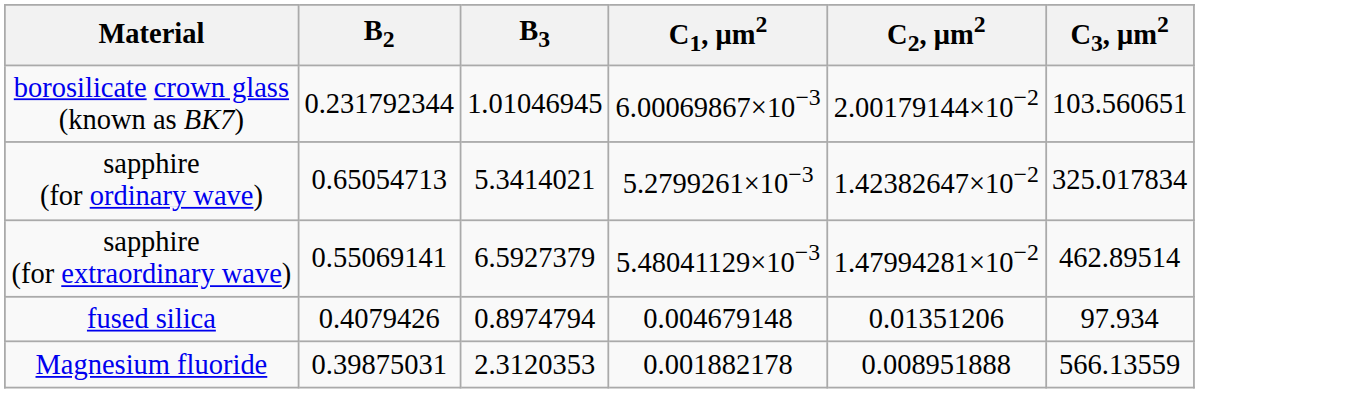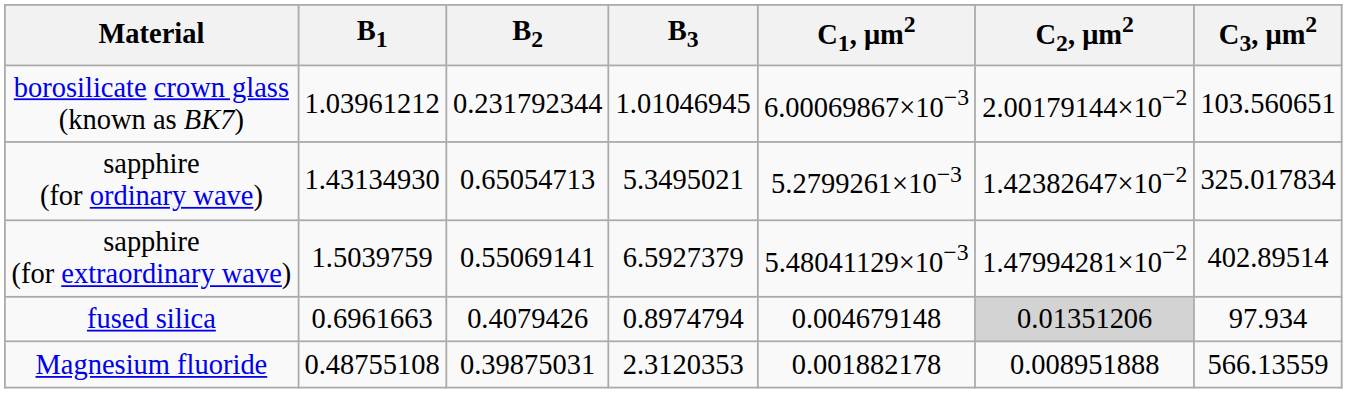+ column: (372, 34)
(535, 180) 5.3414021 -> (683, 180) 5.3495021
(1120, 257) 462.89514 -> (1268, 257) 402.89514
(936, 319) no background -> (1085, 319) lightgrey background
